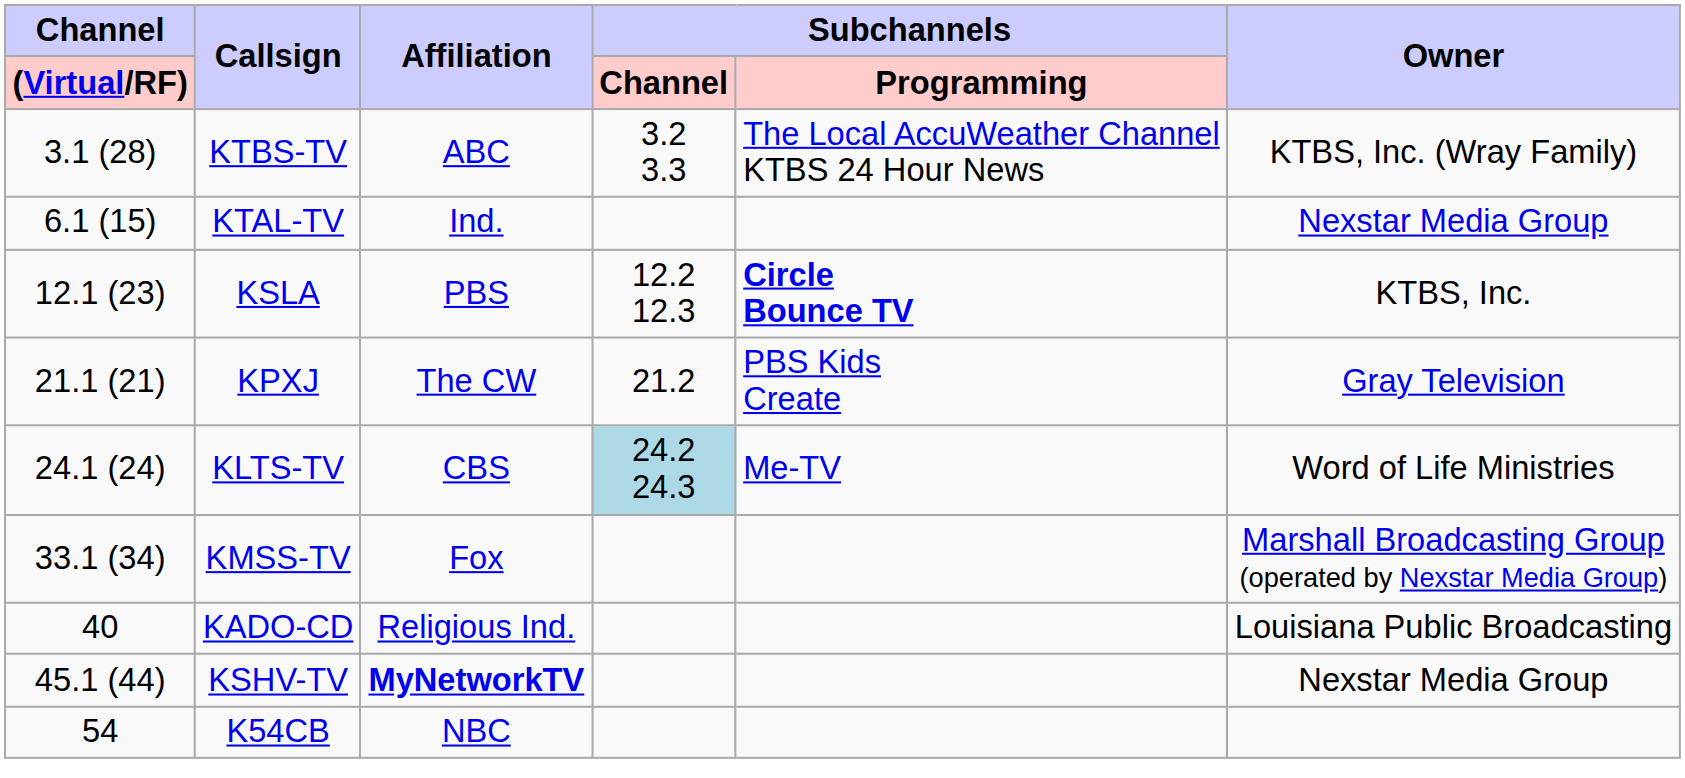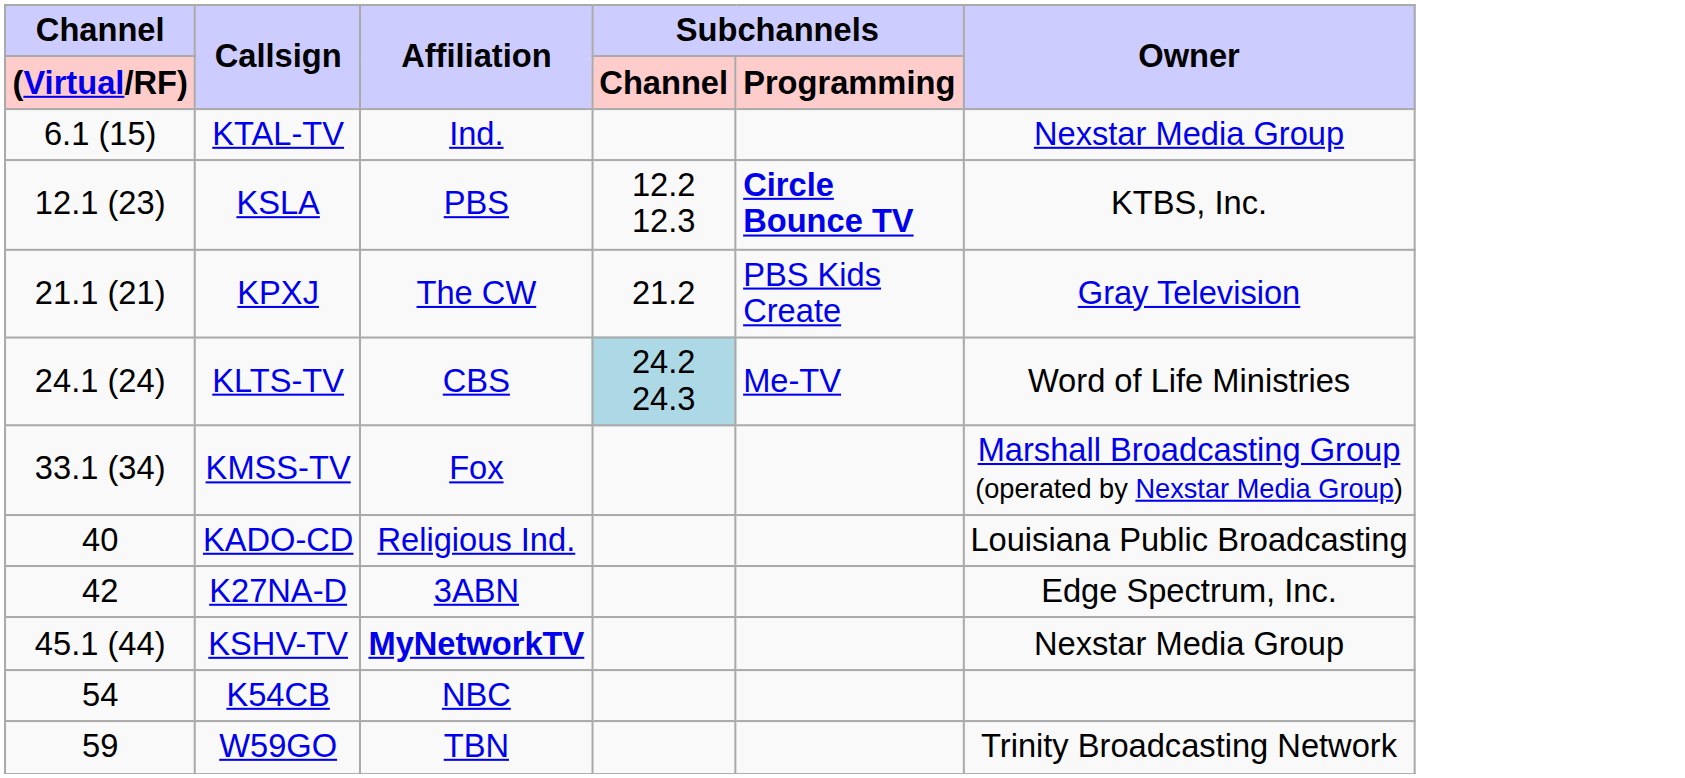- row: (278, 152)
+ row: (278, 591)
+ row: (278, 746)
